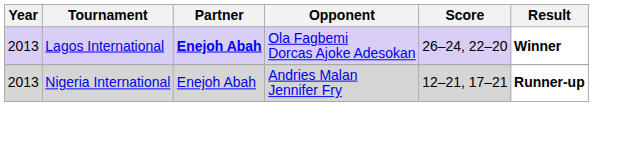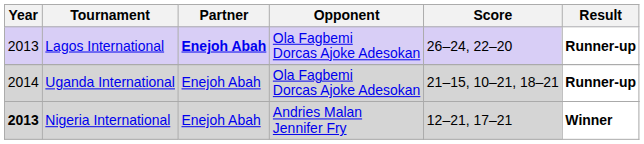(538, 46) Winner -> (601, 46) Runner-up
+ row: (110, 83)
(23, 83) normal -> (23, 121) bold
(549, 83) Runner-up -> (589, 121) Winner
